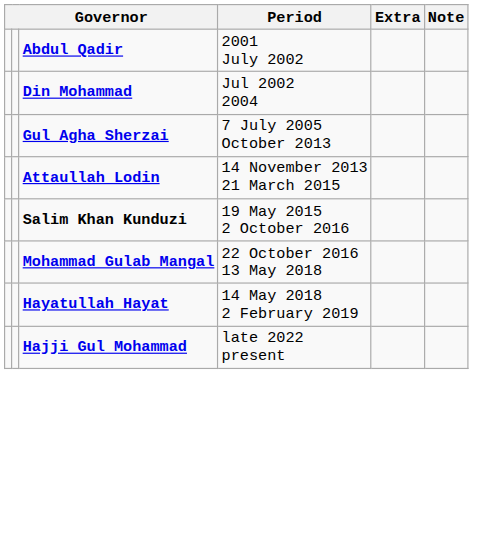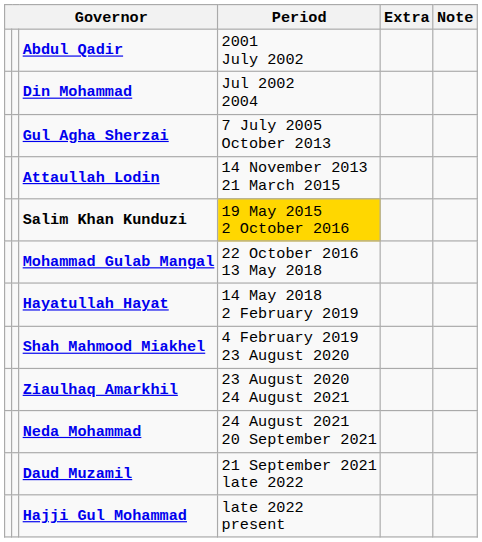(285, 220) no background -> (285, 220) gold background
+ row: (114, 347)
+ row: (100, 389)
+ row: (82, 432)
+ row: (77, 474)
